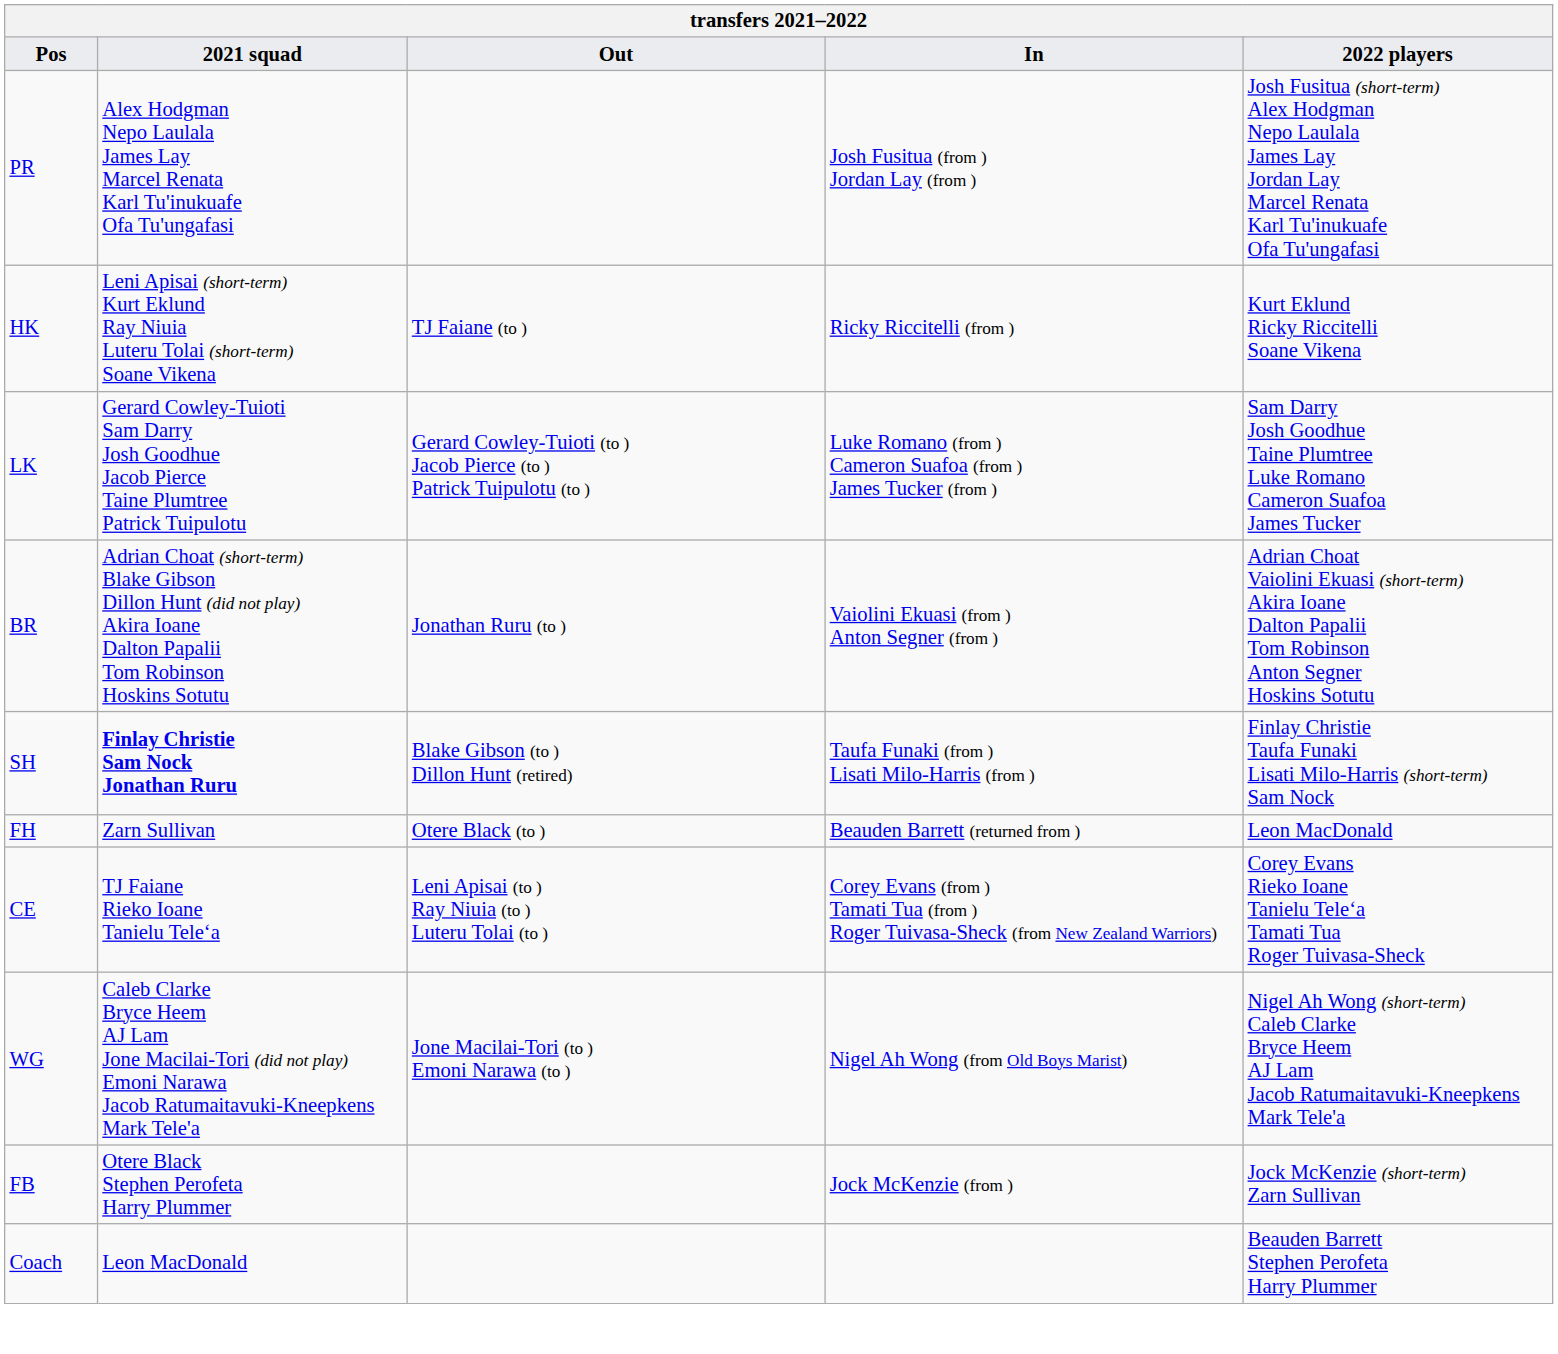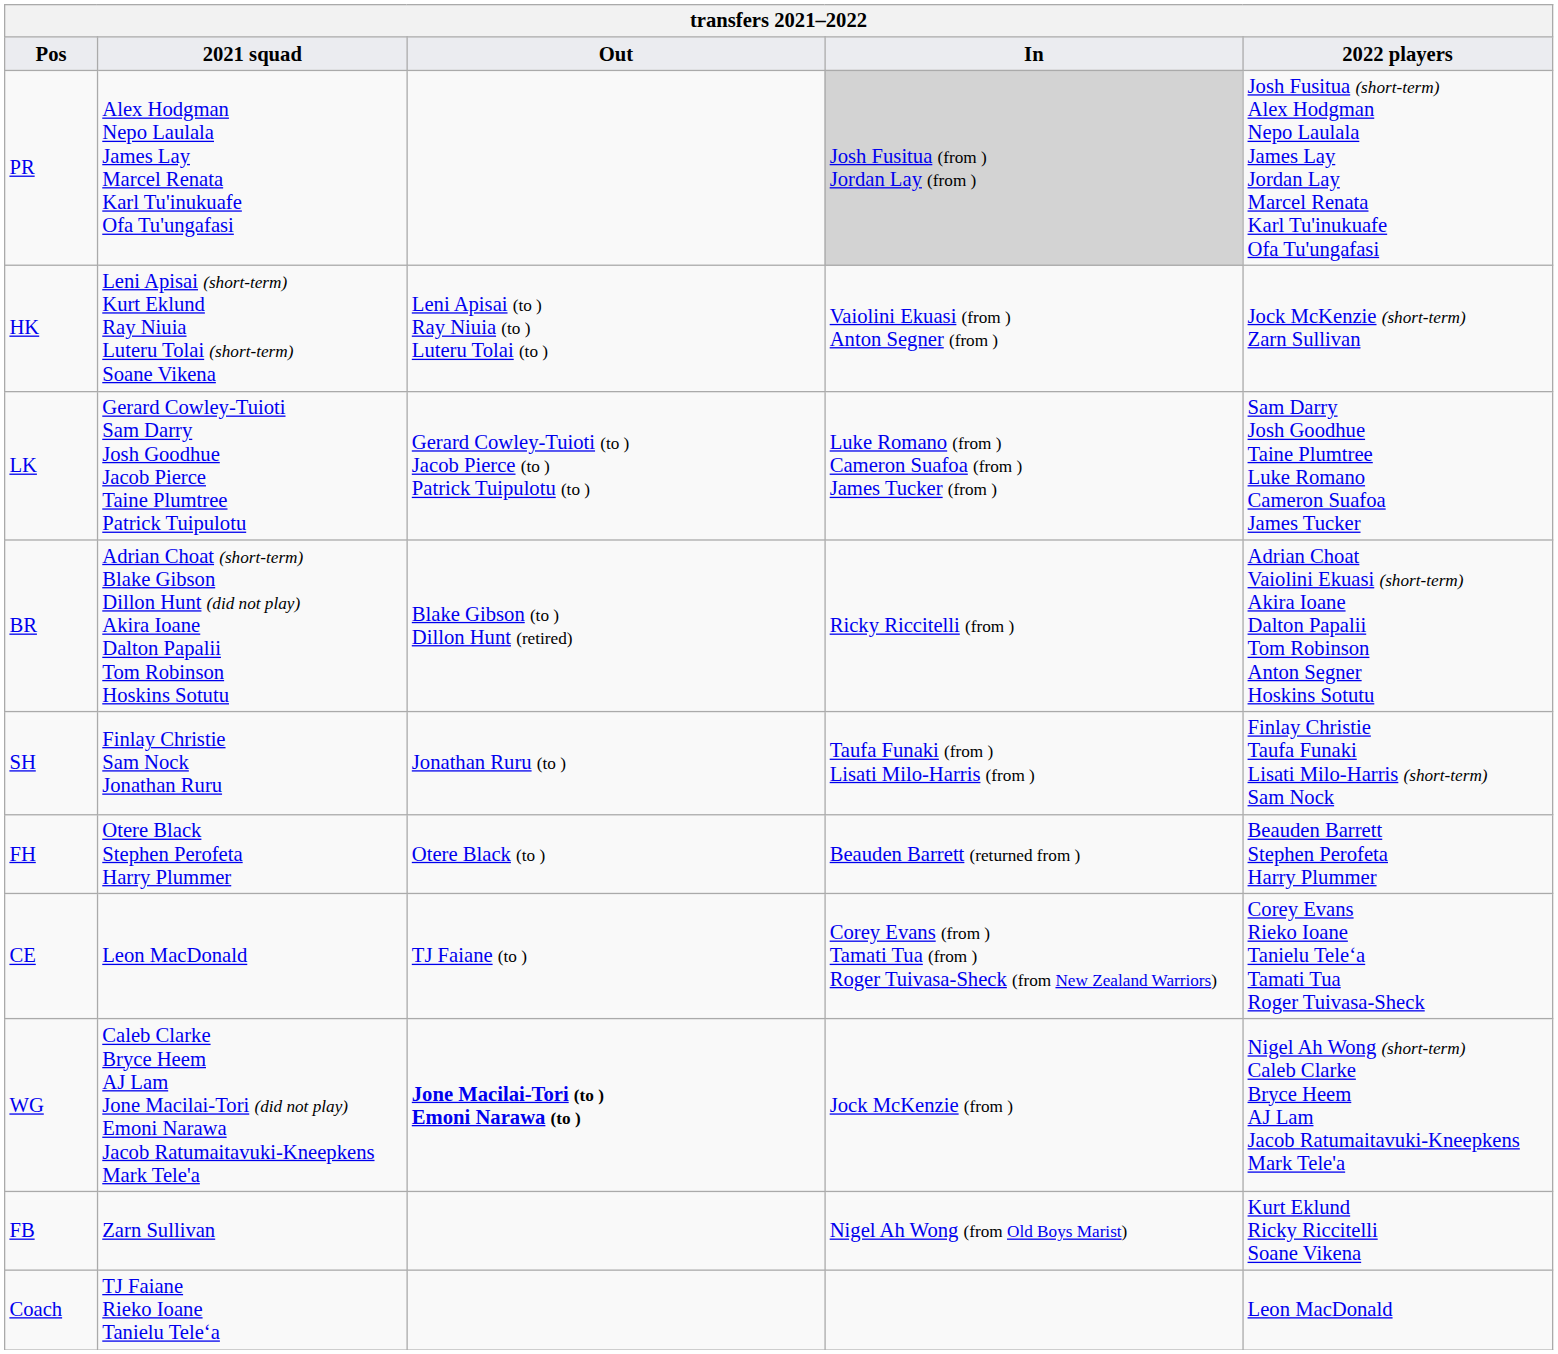(908, 167) no background -> (908, 167) lightgrey background
(469, 328) TJ Faiane (to ) -> (480, 328) Leni Apisai (to ) Ray Niuia (to ) Luteru Tolai (to )
(922, 328) Ricky Riccitelli (from ) -> (920, 328) Vaiolini Ekuasi (from ) Anton Segner (from )
(1313, 328) Kurt Eklund Ricky Riccitelli Soane Vikena -> (1357, 328) Jock McKenzie (short-term) Zarn Sullivan
(489, 625) Jonathan Ruru (to ) -> (492, 625) Blake Gibson (to ) Dillon Hunt (retired)
(920, 625) Vaiolini Ekuasi (from ) Anton Segner (from ) -> (922, 625) Ricky Riccitelli (from )
(170, 762) bold -> (164, 762) normal
(492, 762) Blake Gibson (to ) Dillon Hunt (retired) -> (489, 762) Jonathan Ruru (to )
(159, 830) Zarn Sullivan -> (172, 853) Otere Black Stephen Perofeta Harry Plummer
(1320, 830) Leon MacDonald -> (1318, 853) Beauden Barrett Stephen Perofeta Harry Plummer
(161, 909) TJ Faiane Rieko Ioane Tanielu Teleʻa -> (175, 956) Leon MacDonald
(480, 909) Leni Apisai (to ) Ray Niuia (to ) Luteru Tolai (to ) -> (469, 956) TJ Faiane (to )
(502, 1058) normal -> (508, 1104) bold
(979, 1058) Nigel Ah Wong (from Old Boys Marist) -> (921, 1104) Jock McKenzie (from )
(172, 1184) Otere Black Stephen Perofeta Harry Plummer -> (159, 1230) Zarn Sullivan
(921, 1184) Jock McKenzie (from ) -> (979, 1230) Nigel Ah Wong (from Old Boys Marist)
(1357, 1184) Jock McKenzie (short-term) Zarn Sullivan -> (1313, 1230) Kurt Eklund Ricky Riccitelli Soane Vikena
(175, 1263) Leon MacDonald -> (161, 1309) TJ Faiane Rieko Ioane Tanielu Teleʻa
(1318, 1263) Beauden Barrett Stephen Perofeta Harry Plummer -> (1320, 1309) Leon MacDonald
